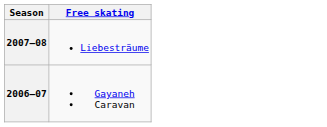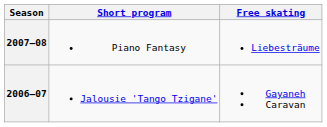+ column: (134, 12)
